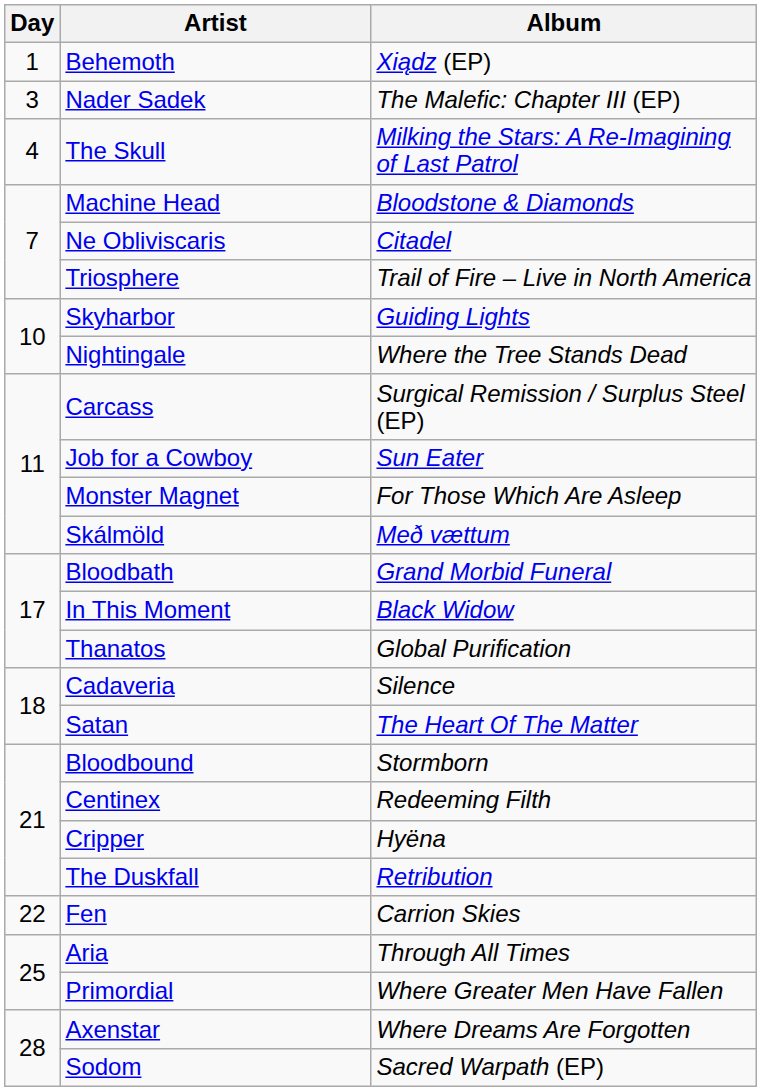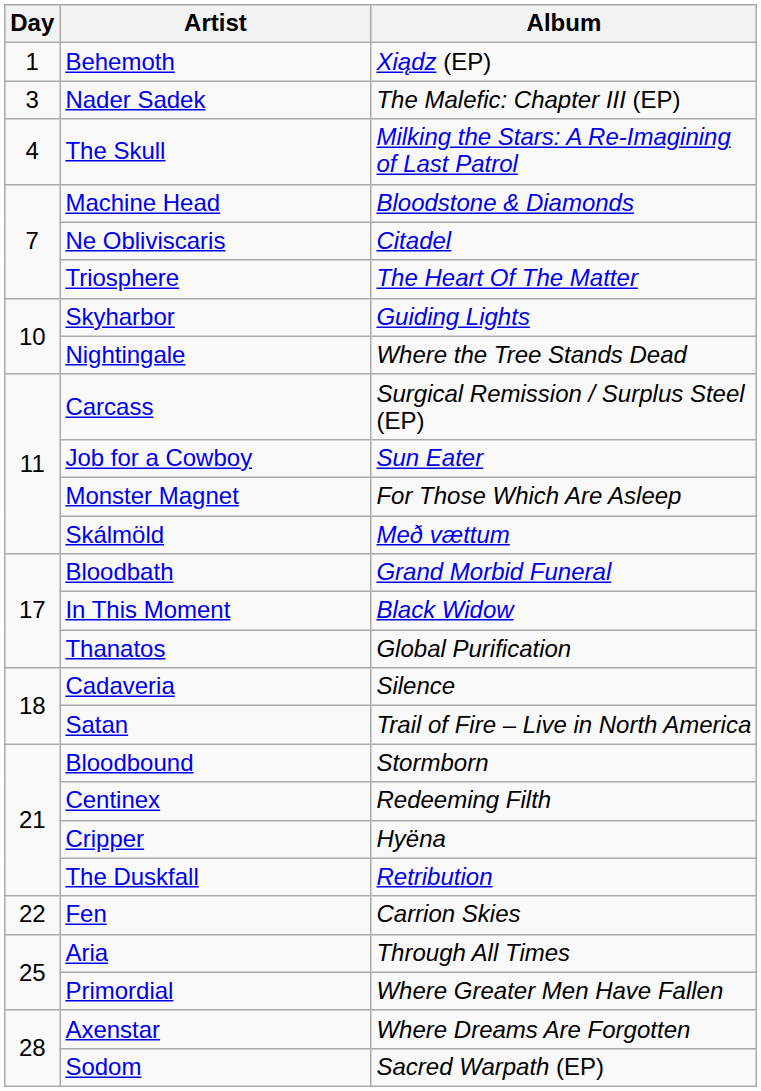(564, 278) Trail of Fire – Live in North America -> (507, 278) The Heart Of The Matter
(507, 724) The Heart Of The Matter -> (564, 724) Trail of Fire – Live in North America
